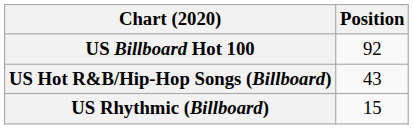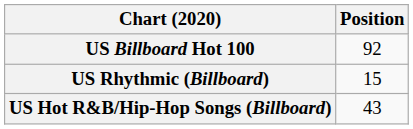rows swapped: (170, 78) <-> (170, 108)
